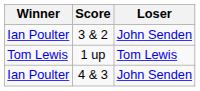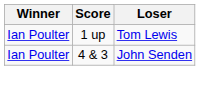- row: (93, 34)
(38, 55) Tom Lewis -> (38, 34) Ian Poulter
